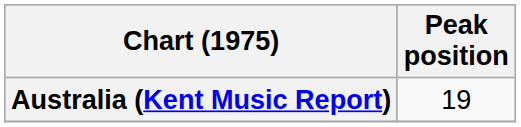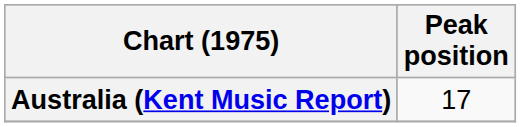(456, 99) 19 -> (456, 99) 17
